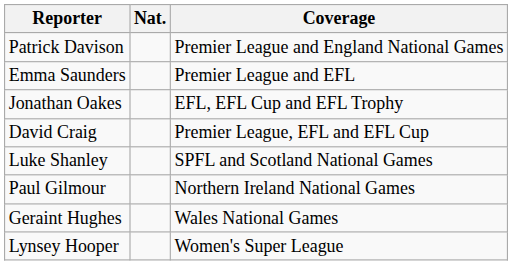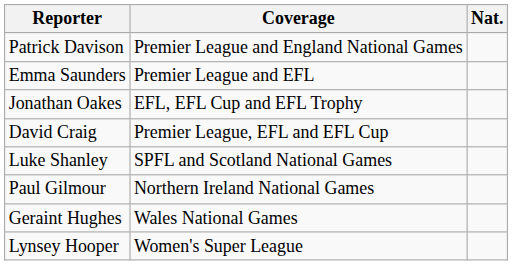columns swapped: (150, 18) <-> (339, 18)
